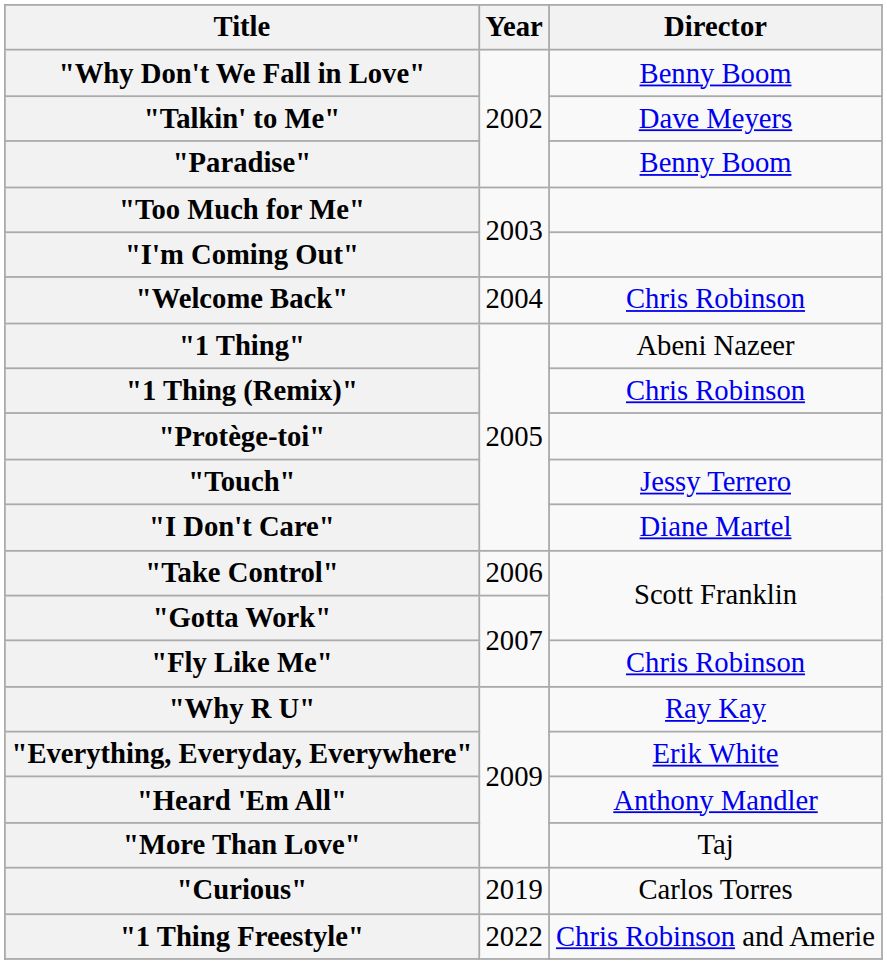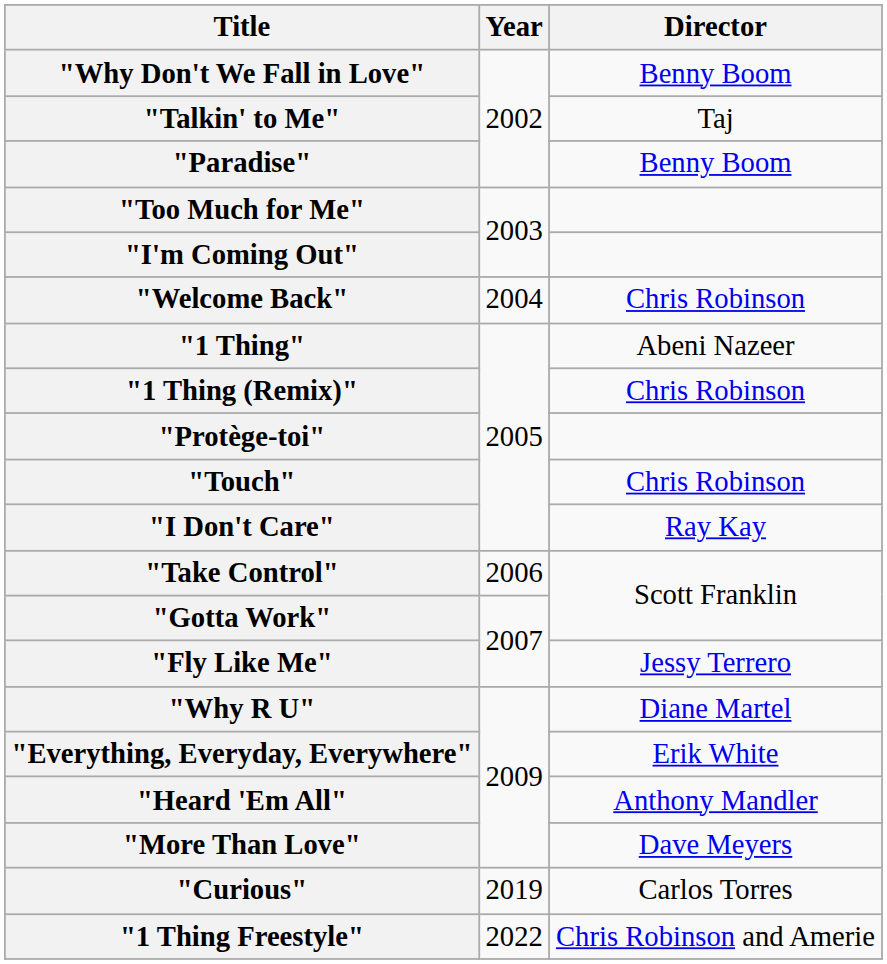(716, 118) Dave Meyers -> (716, 118) Taj
(716, 481) Jessy Terrero -> (716, 481) Chris Robinson
(716, 526) Diane Martel -> (716, 526) Ray Kay
(716, 663) Chris Robinson -> (716, 663) Jessy Terrero
(716, 708) Ray Kay -> (716, 708) Diane Martel
(716, 844) Taj -> (716, 844) Dave Meyers
